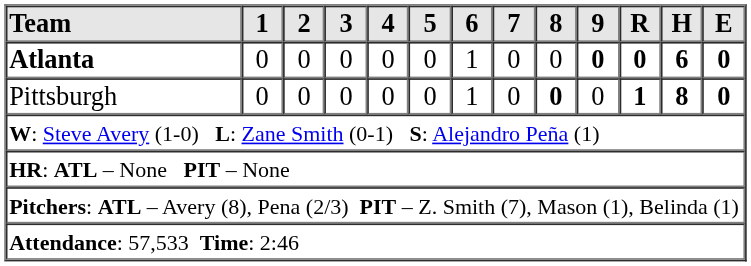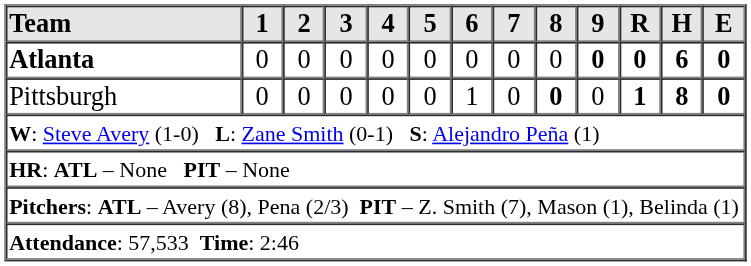(472, 59) 1 -> (472, 59) 0
